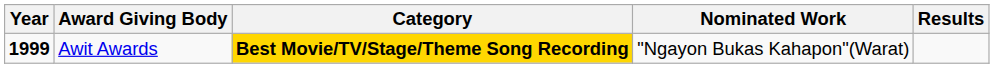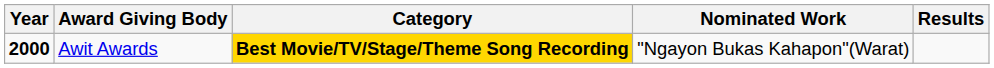(29, 48) 1999 -> (29, 48) 2000
